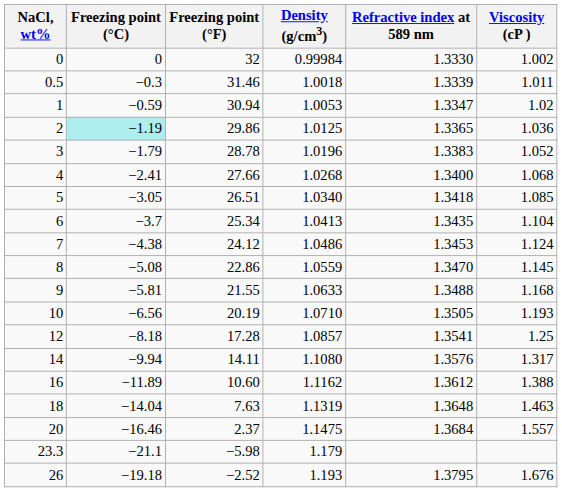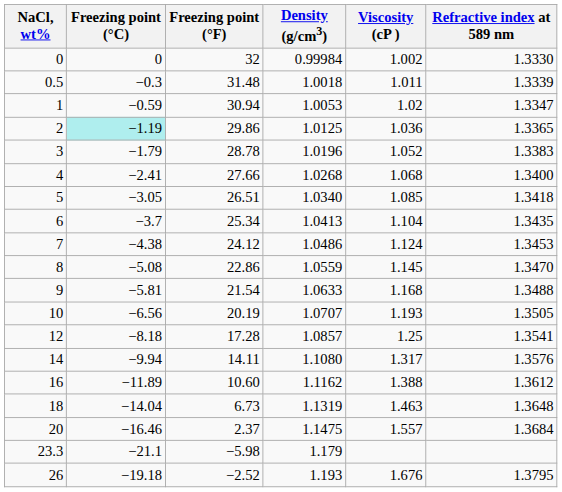columns swapped: (411, 26) <-> (517, 26)
(243, 82) 31.46 -> (243, 82) 31.48
(243, 290) 21.55 -> (243, 290) 21.54
(322, 313) 1.0710 -> (322, 313) 1.0707
(247, 405) 7.63 -> (247, 405) 6.73
